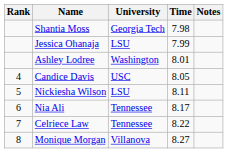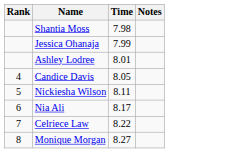- column: (138, 12)
